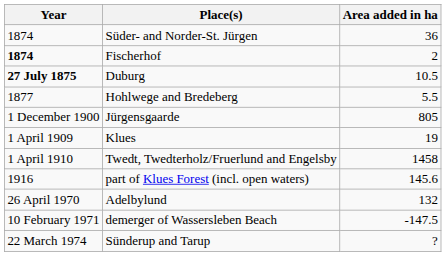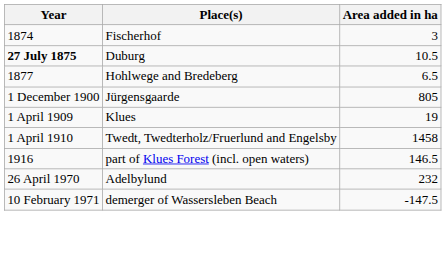- row: (181, 35)
(20, 55) bold -> (20, 35) normal
(435, 55) 2 -> (435, 35) 3
(430, 96) 5.5 -> (430, 76) 6.5
(423, 179) 145.6 -> (423, 158) 146.5
(428, 199) 132 -> (428, 179) 232
- row: (158, 240)
